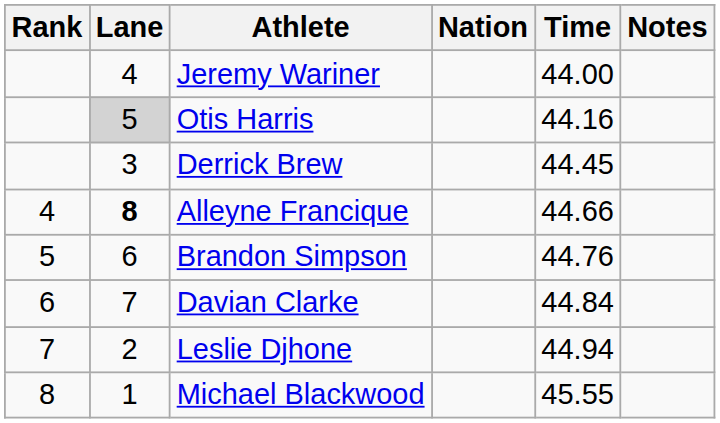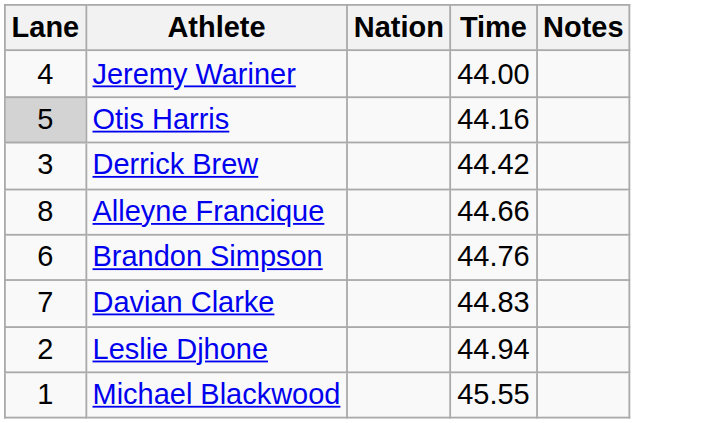- column: (47, 27)
(578, 165) 44.45 -> (493, 165) 44.42
(130, 211) bold -> (45, 211) normal
(578, 303) 44.84 -> (493, 303) 44.83
